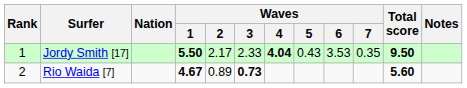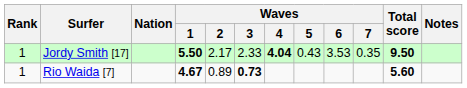(22, 72) 2 -> (22, 72) 1
